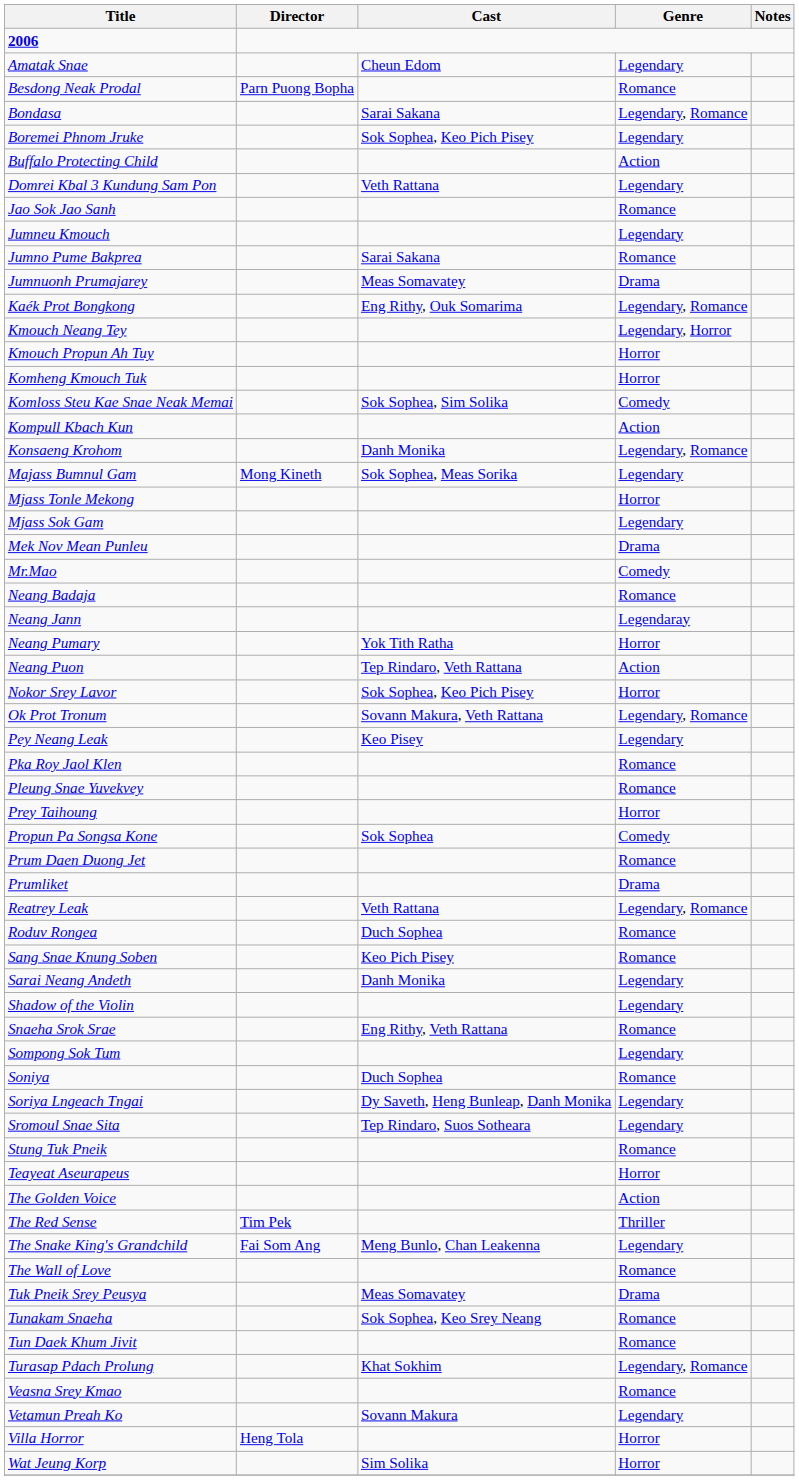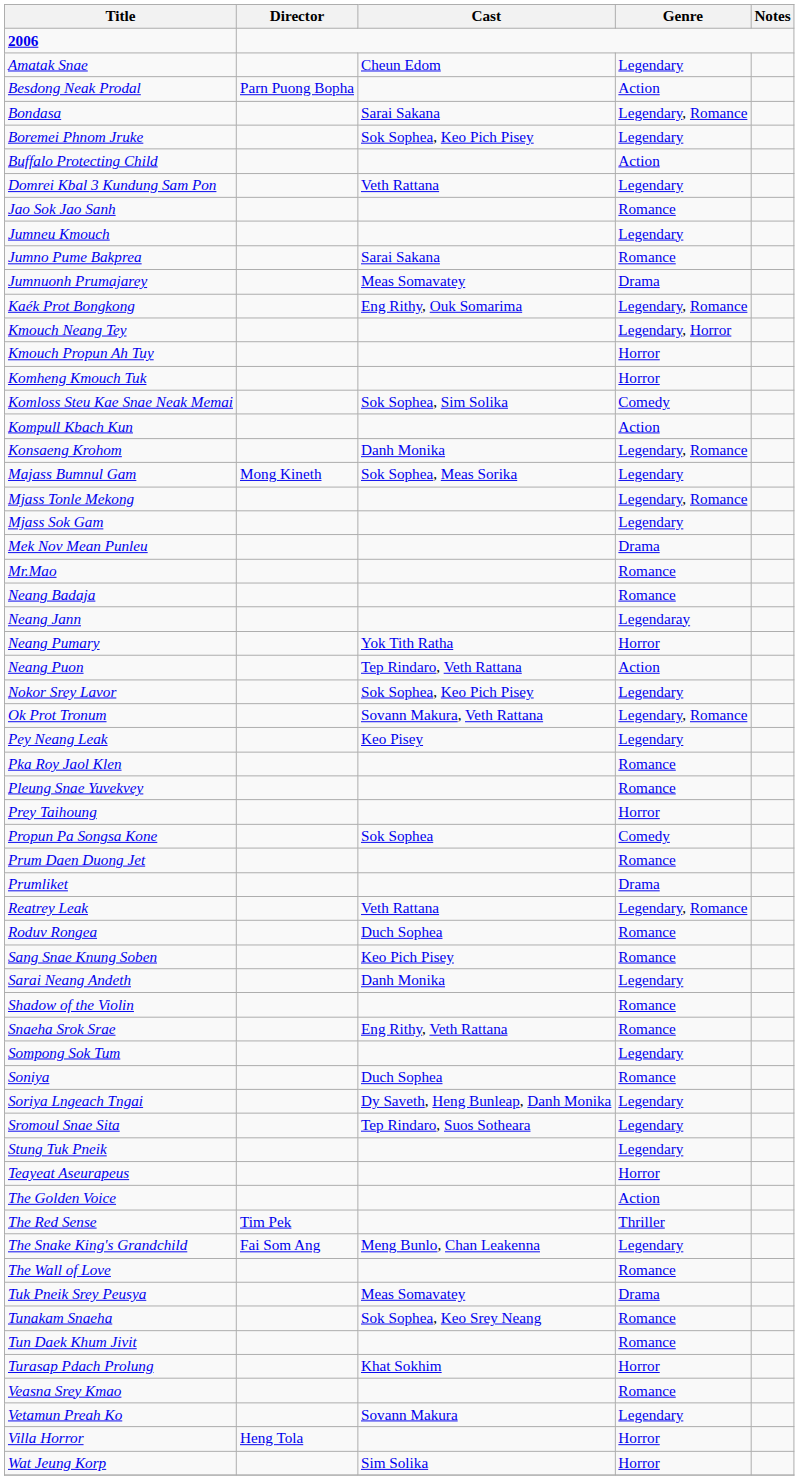(647, 88) Romance -> (639, 88) Action
(639, 498) Horror -> (683, 498) Legendary, Romance
(644, 570) Comedy -> (647, 570) Romance
(639, 691) Horror -> (651, 691) Legendary
(651, 1004) Legendary -> (647, 1004) Romance
(647, 1149) Romance -> (651, 1149) Legendary
(683, 1366) Legendary, Romance -> (639, 1366) Horror
